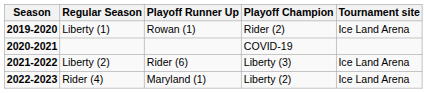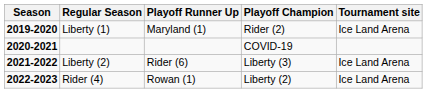(171, 29) Rowan (1) -> (176, 29) Maryland (1)
(176, 79) Maryland (1) -> (171, 79) Rowan (1)
